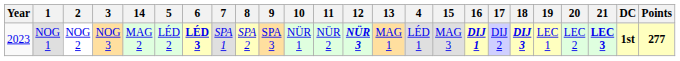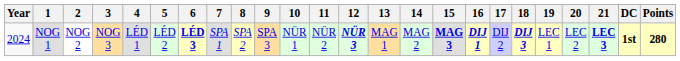columns swapped: (419, 13) <-> (139, 13)
(19, 39) 2023 -> (19, 39) 2024
(448, 39) normal -> (449, 39) bold
(657, 39) 277 -> (658, 39) 280
